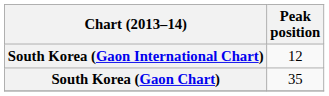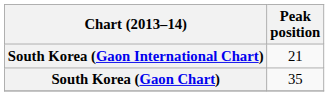(295, 56) 12 -> (295, 56) 21
